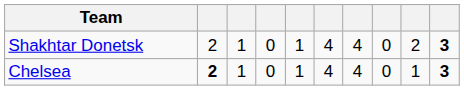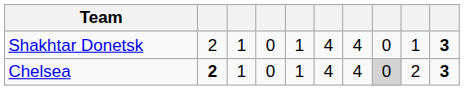(415, 44) 2 -> (415, 44) 1
(386, 71) no background -> (386, 71) lightgrey background
(415, 71) 1 -> (415, 71) 2
